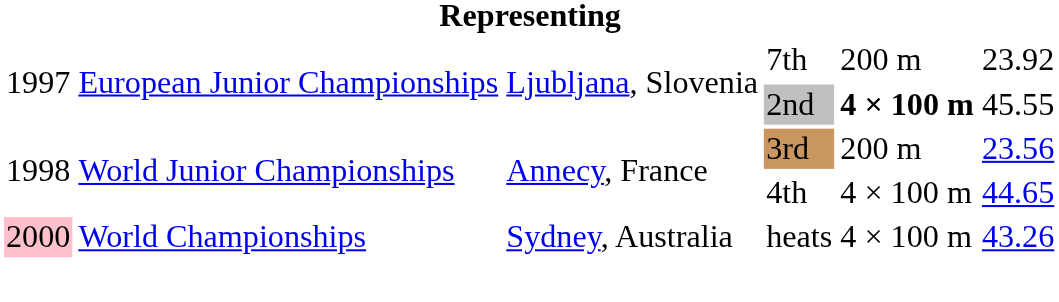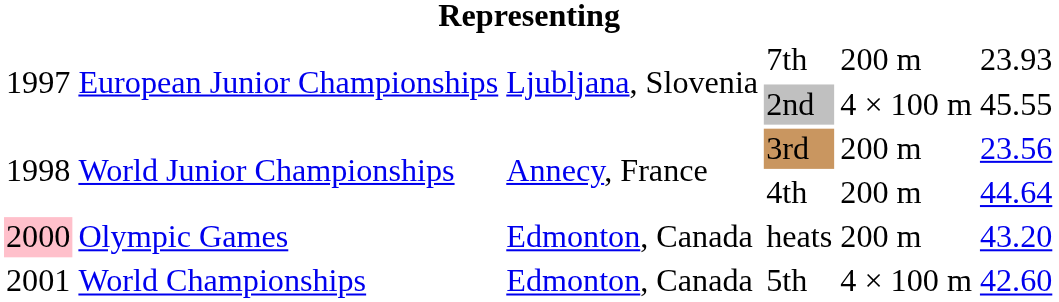(1018, 59) 23.92 -> (1016, 59) 23.93
(907, 104) bold -> (906, 104) normal
(906, 192) 4 × 100 m -> (881, 192) 200 m
(1018, 192) 44.65 -> (1016, 192) 44.64
(222, 236) World Championships -> (183, 236) Olympic Games
(620, 236) Sydney, Australia -> (630, 236) Edmonton, Canada
(906, 236) 4 × 100 m -> (881, 236) 200 m
(1018, 236) 43.26 -> (1016, 236) 43.20
+ row: (787, 280)
